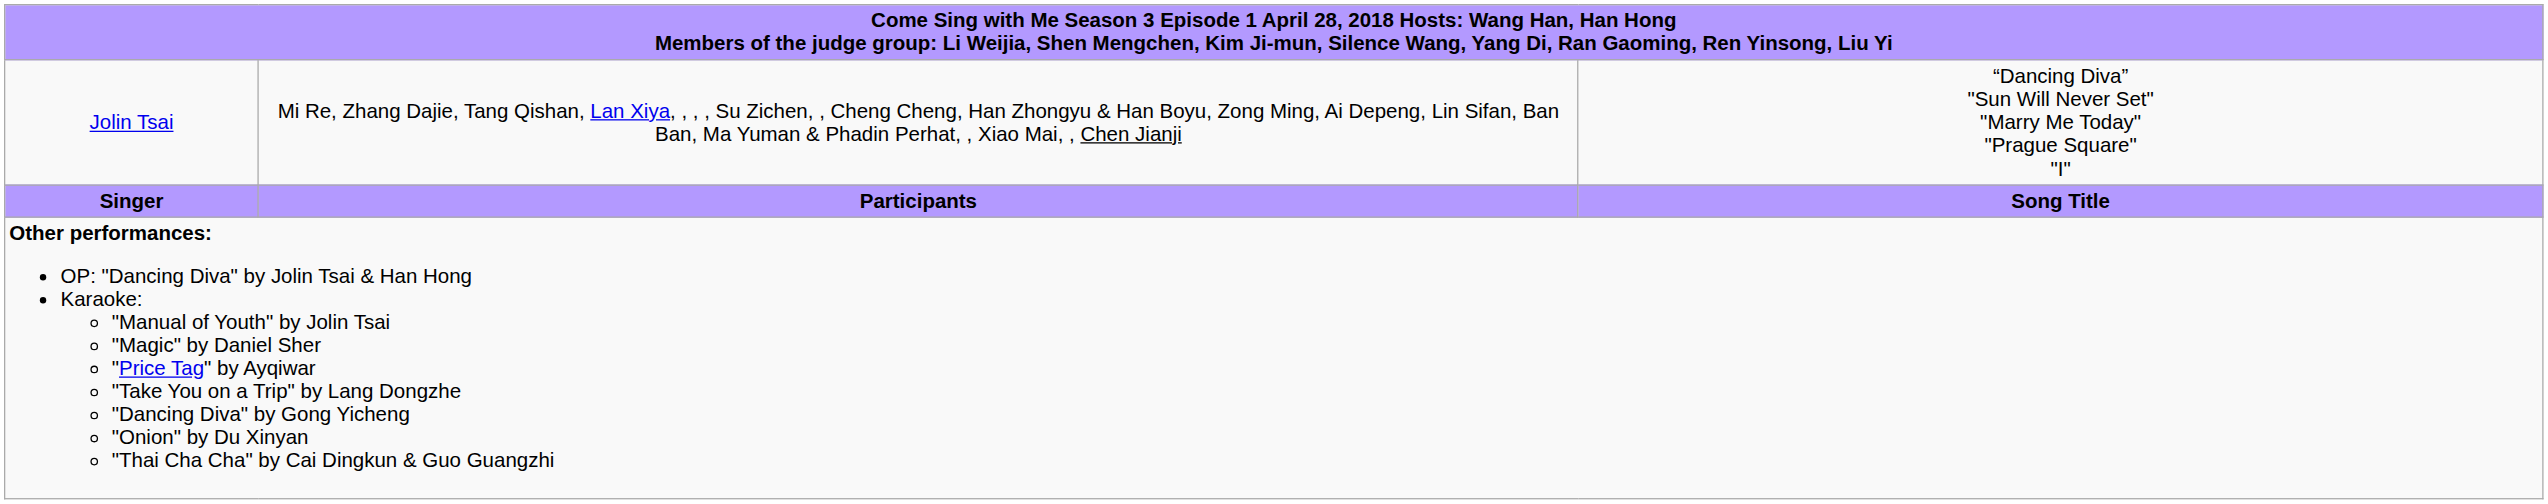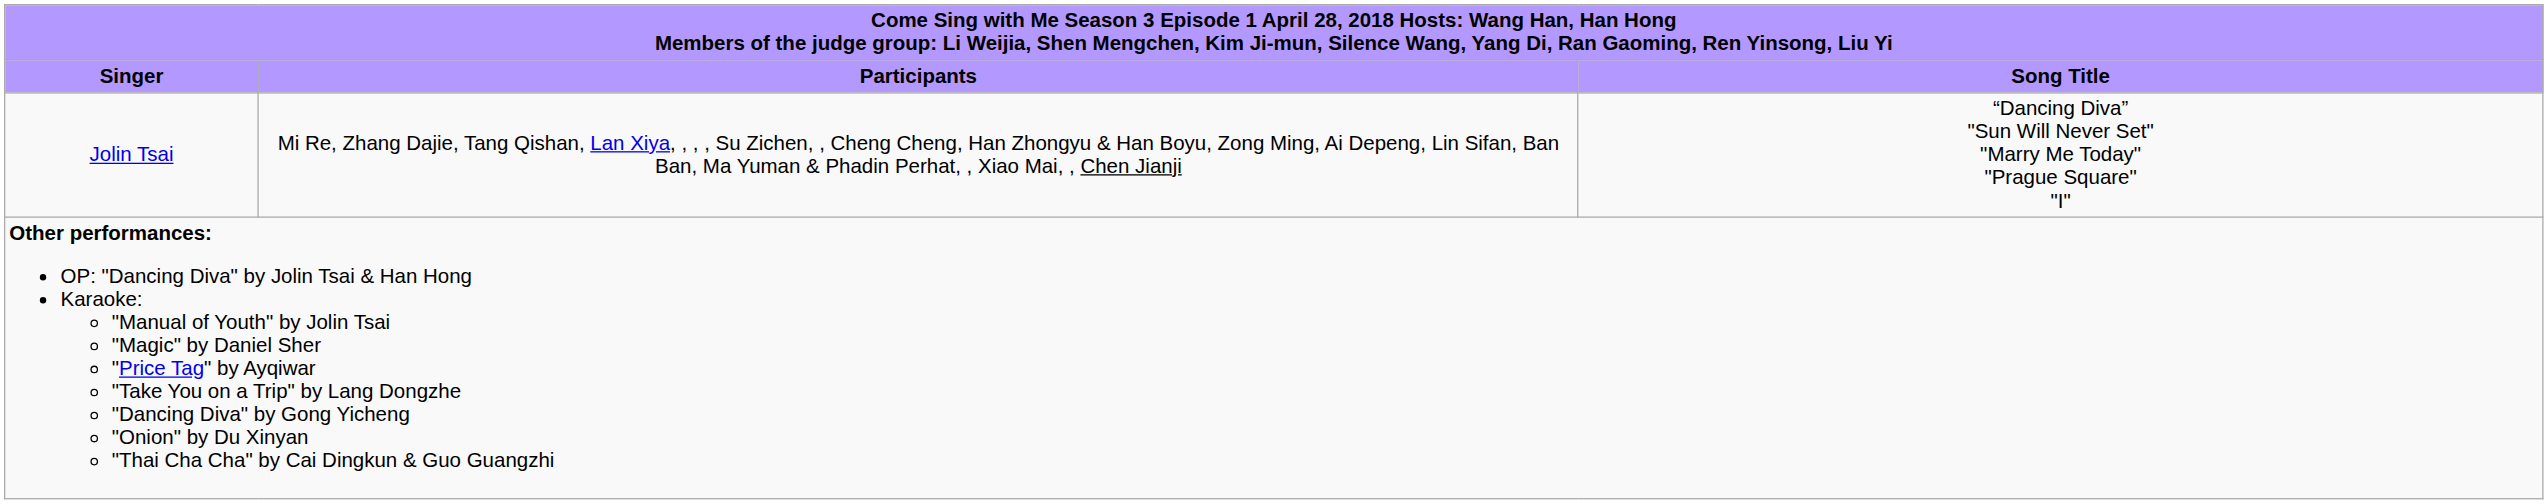rows swapped: (132, 200) <-> (132, 122)
